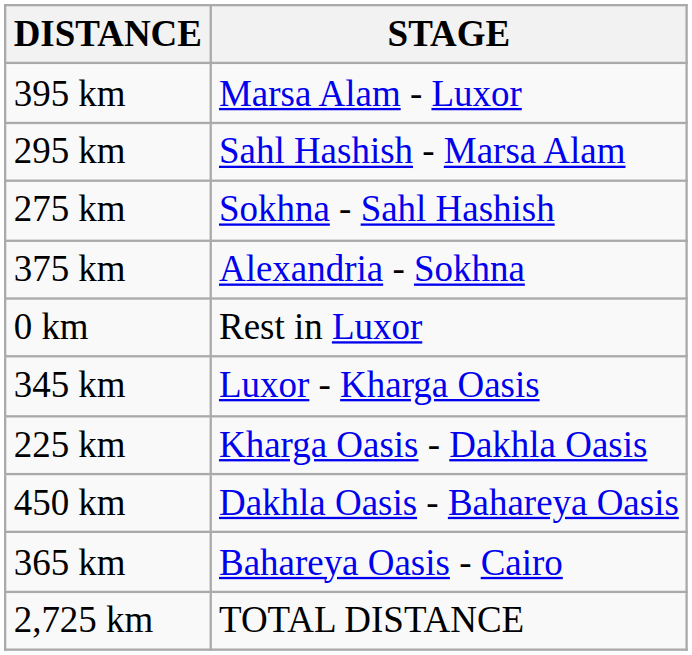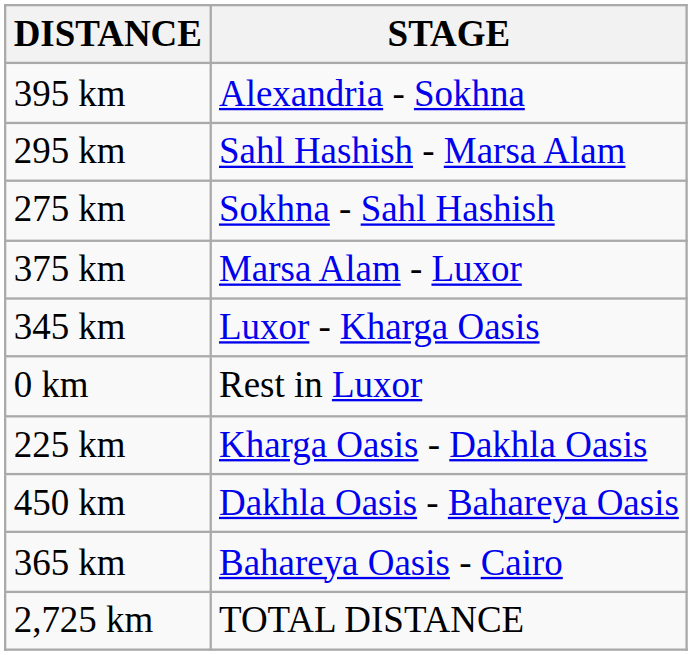(370, 92) Marsa Alam - Luxor -> (372, 92) Alexandria - Sokhna
(372, 268) Alexandria - Sokhna -> (370, 268) Marsa Alam - Luxor
rows swapped: (51, 326) <-> (70, 385)
